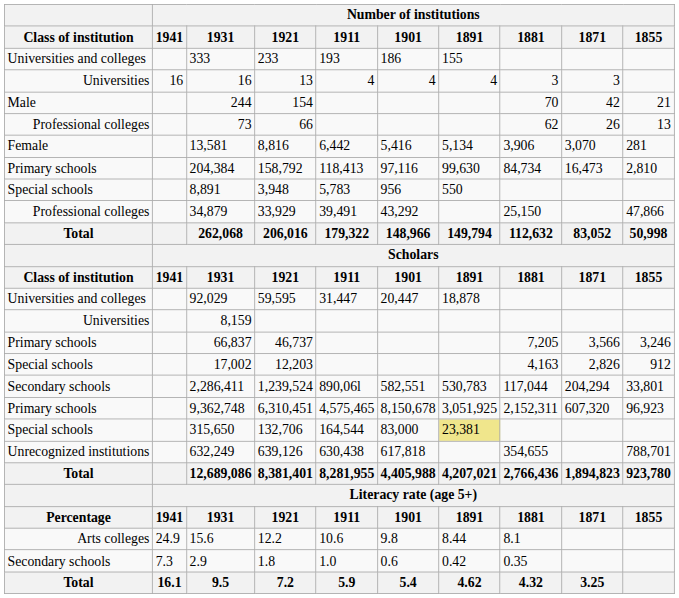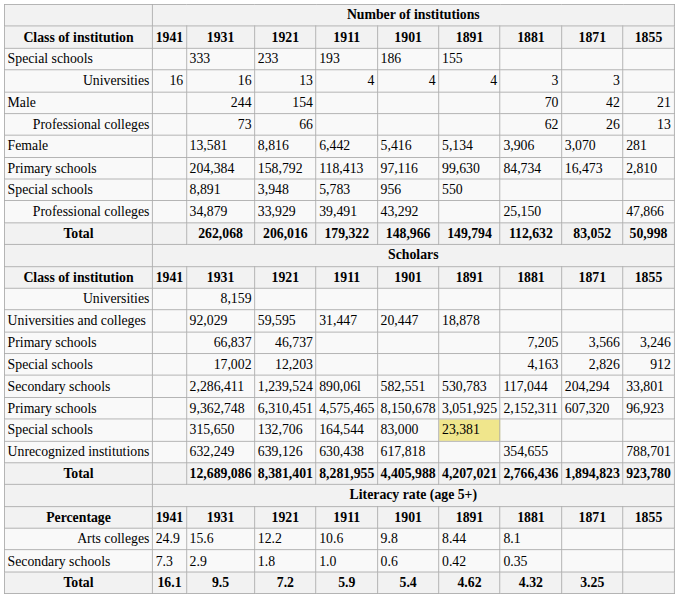(77, 59) Universities and colleges -> (50, 59) Special schools
rows swapped: (209, 299) <-> (236, 320)
